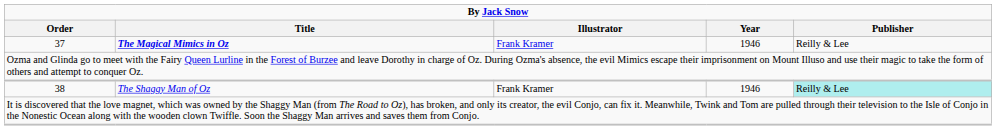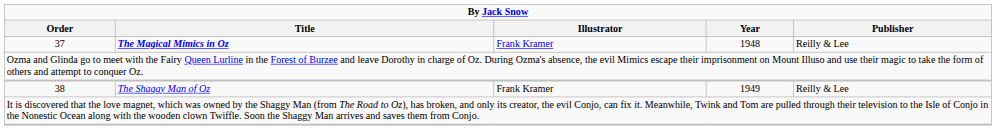(750, 44) 1946 -> (750, 44) 1948
(750, 89) 1946 -> (750, 89) 1949
(822, 89) paleturquoise background -> (822, 89) no background
